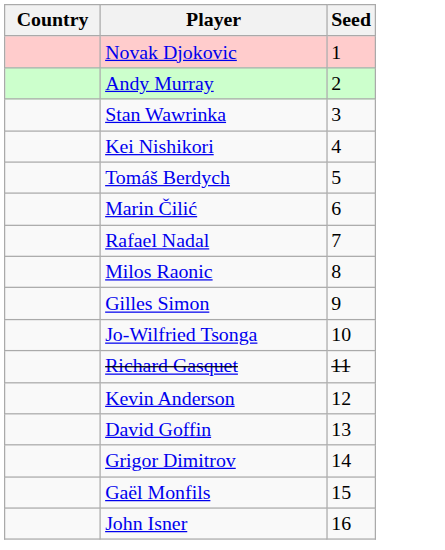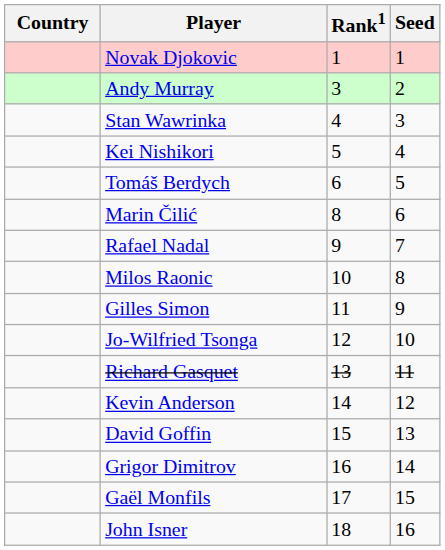+ column: (359, 22)
